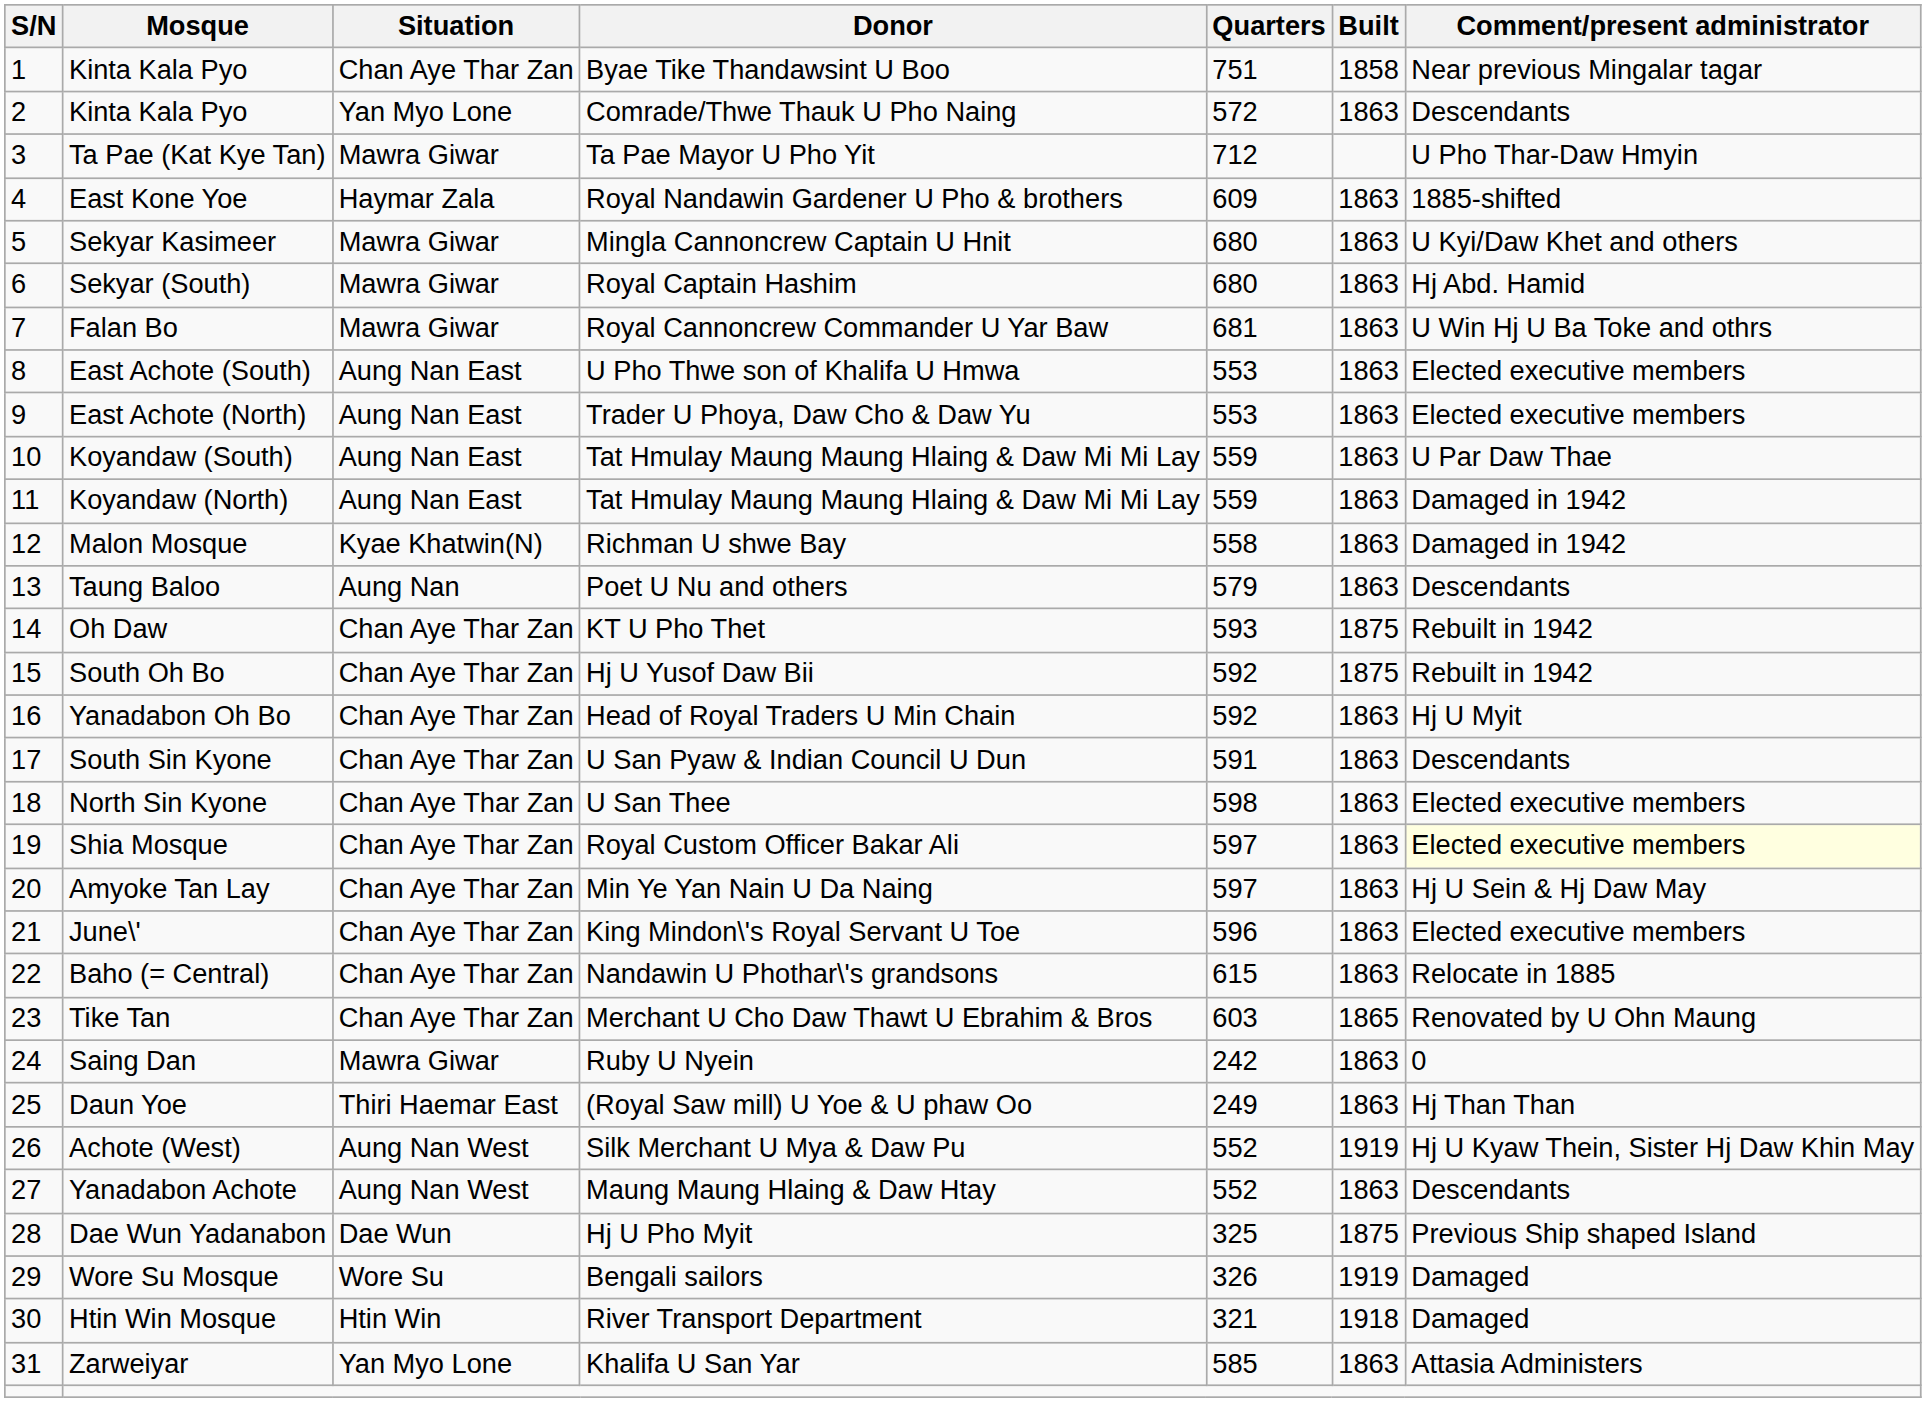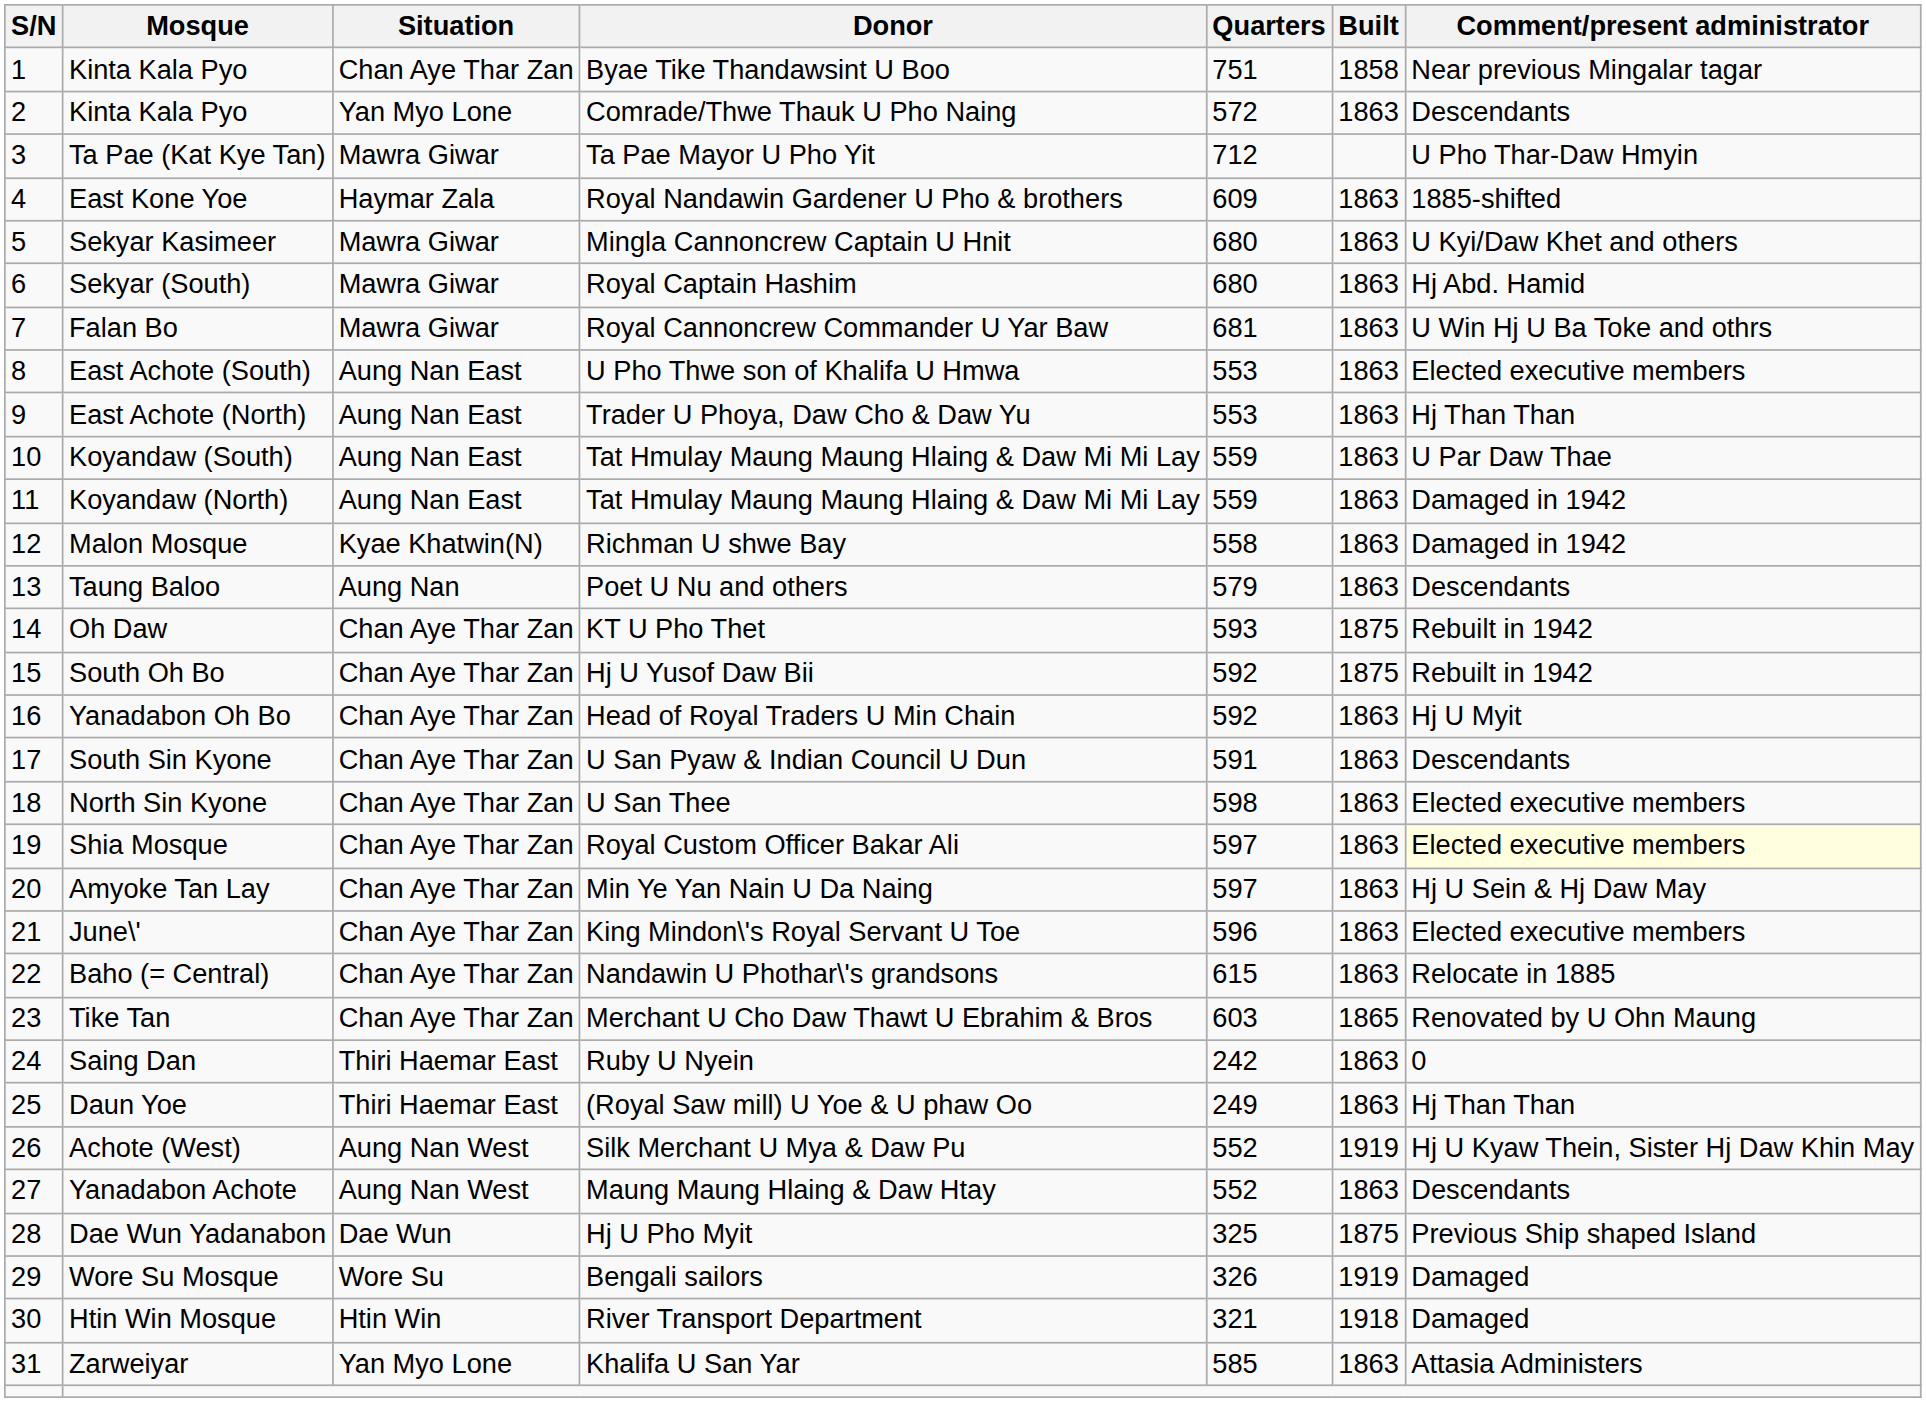(1578, 414) Elected executive members -> (1493, 414) Hj Than Than
(419, 1061) Mawra Giwar -> (448, 1061) Thiri Haemar East
